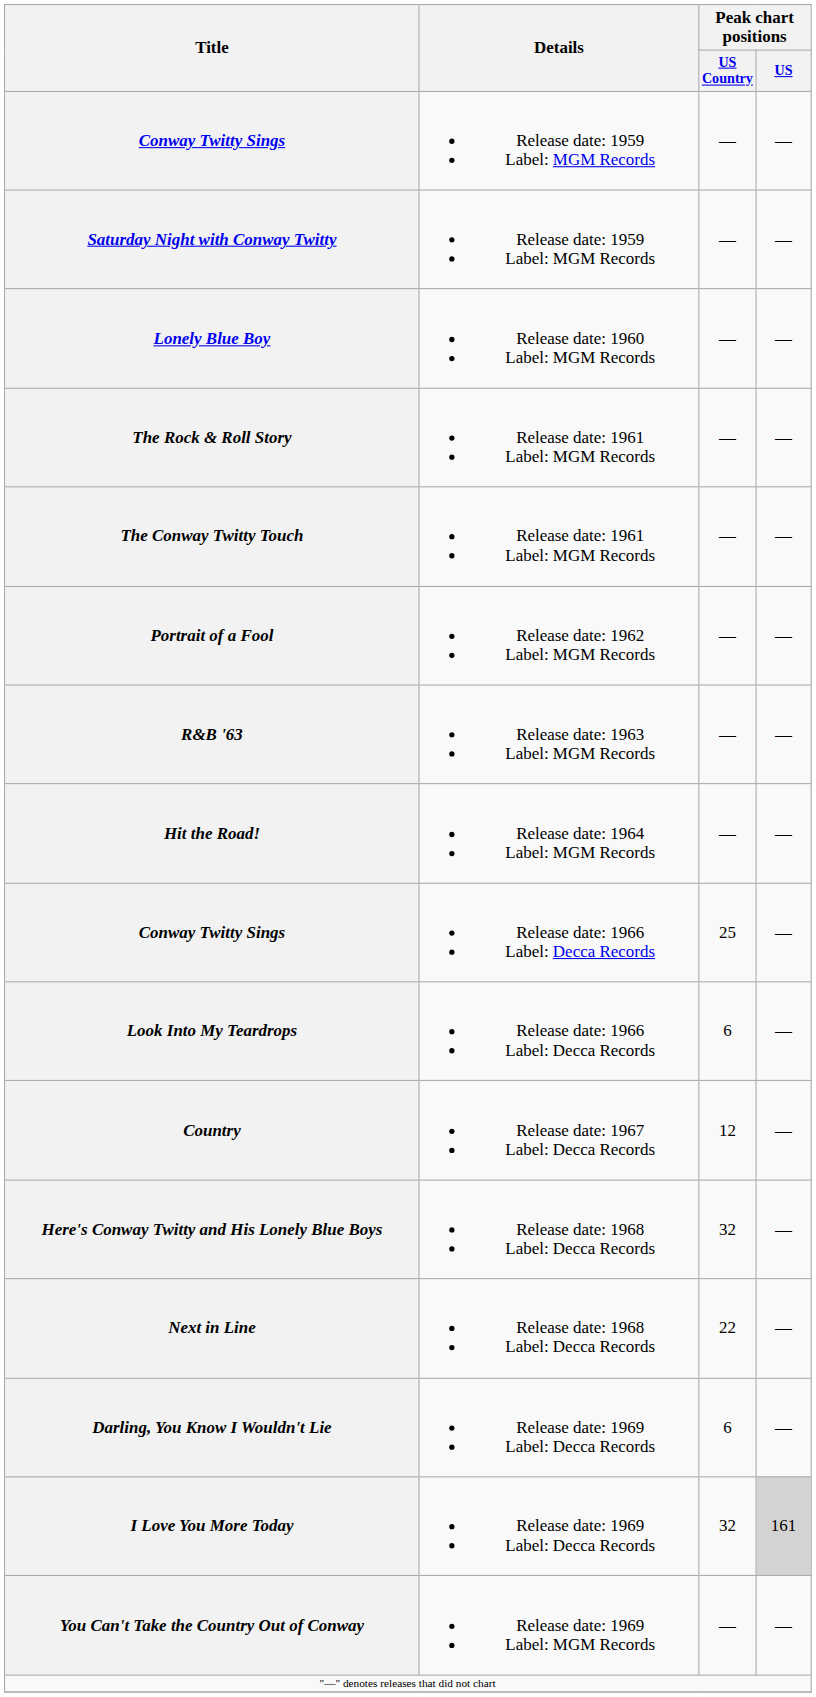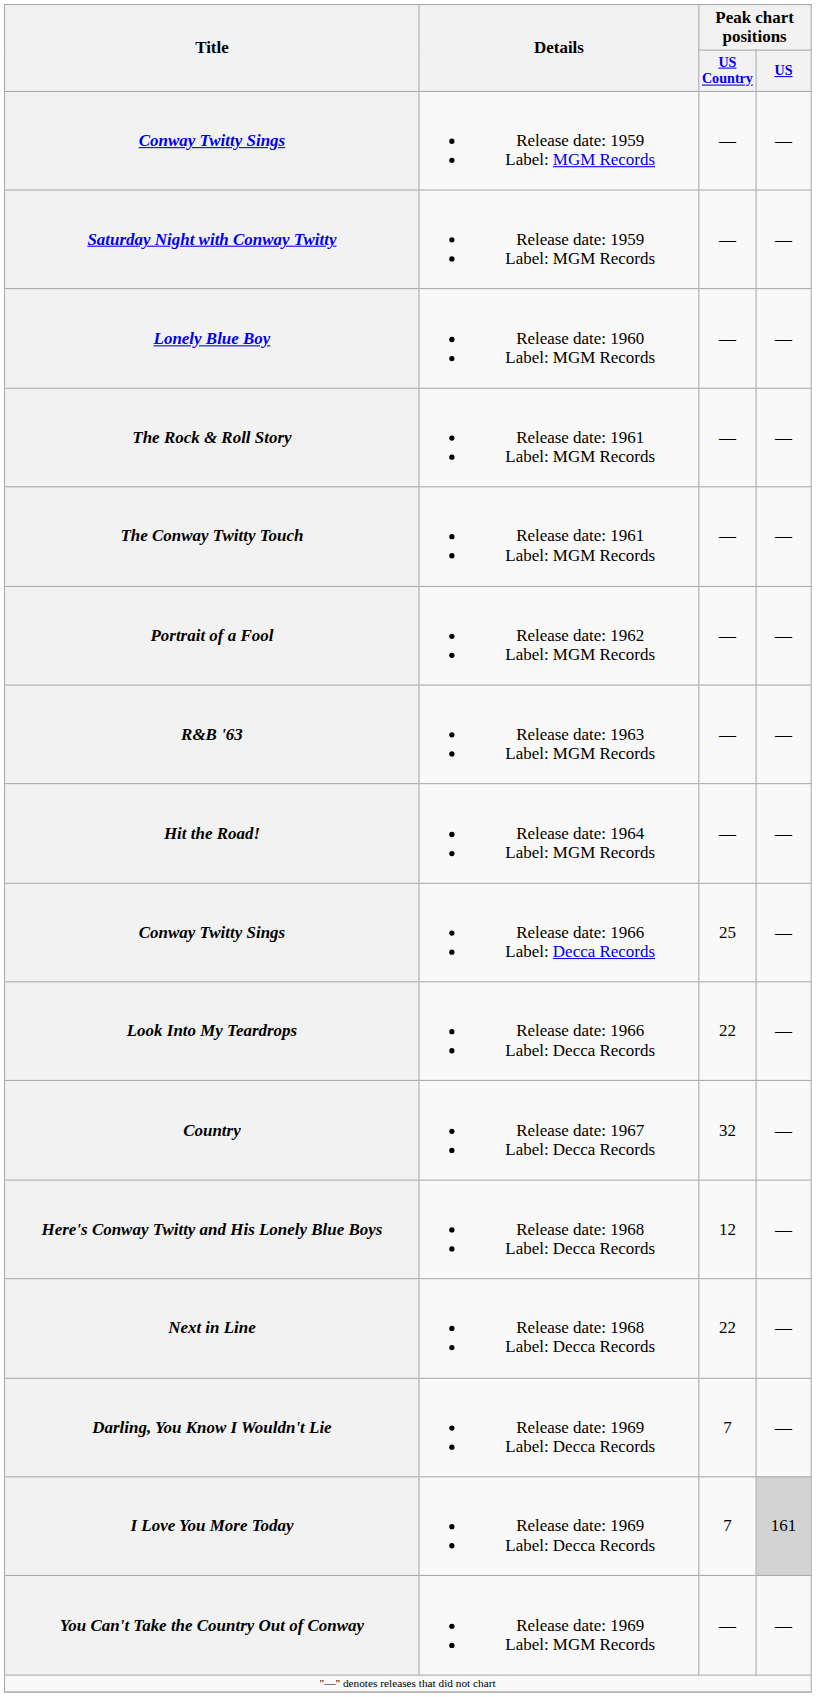(727, 1031) 6 -> (727, 1031) 22
(727, 1130) 12 -> (727, 1130) 32
(727, 1229) 32 -> (727, 1229) 12
(727, 1427) 6 -> (727, 1427) 7
(727, 1526) 32 -> (727, 1526) 7
